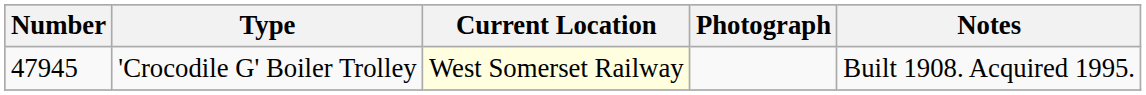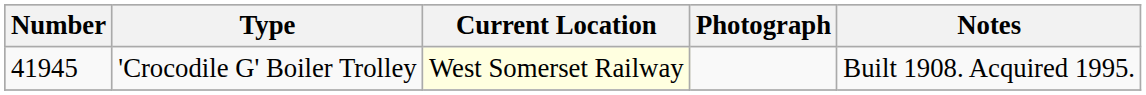(44, 68) 47945 -> (44, 68) 41945
